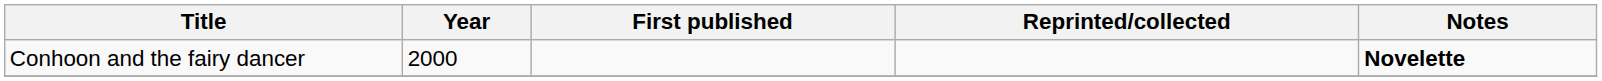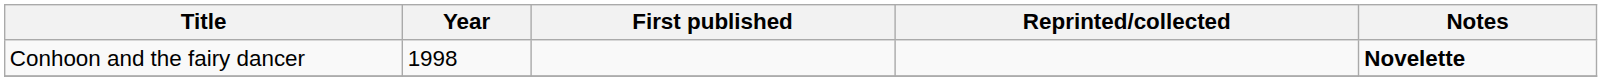(433, 57) 2000 -> (433, 57) 1998
